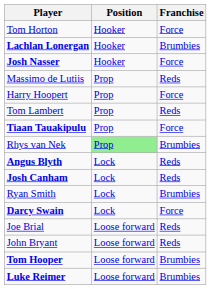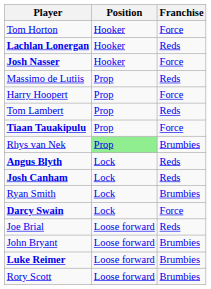(180, 45) Brumbies -> (170, 45) Reds
(170, 243) Reds -> (180, 243) Brumbies
- row: (35, 260)
+ row: (29, 276)
